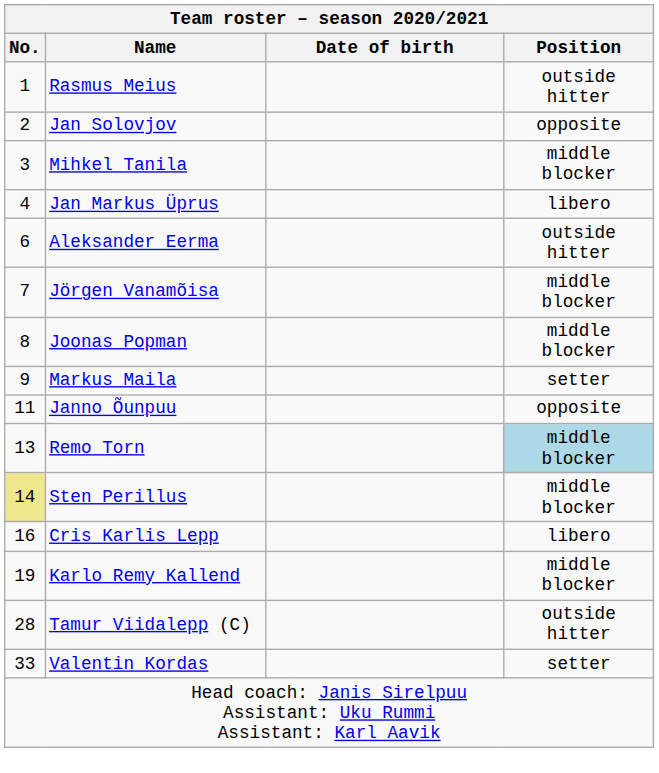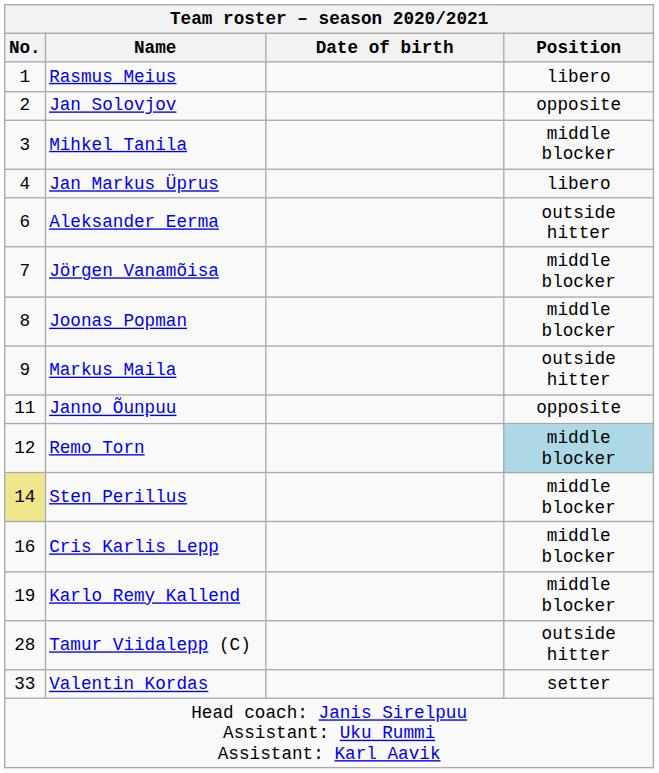(579, 87) outside hitter -> (579, 77) libero
(579, 380) setter -> (579, 370) outside hitter
(25, 448) 13 -> (25, 448) 12
(579, 536) libero -> (579, 547) middle blocker
